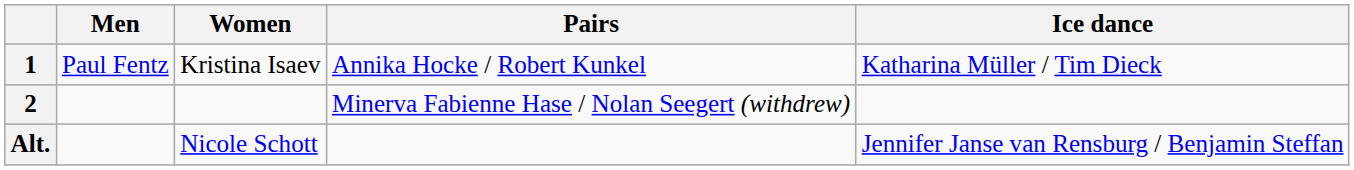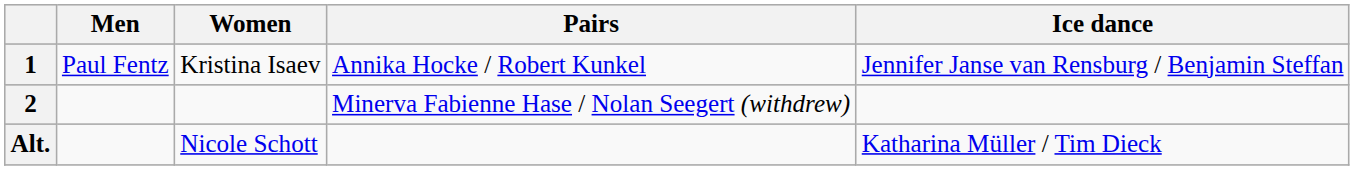(1012, 64) Katharina Müller / Tim Dieck -> (1103, 64) Jennifer Janse van Rensburg / Benjamin Steffan
(1103, 143) Jennifer Janse van Rensburg / Benjamin Steffan -> (1012, 143) Katharina Müller / Tim Dieck
